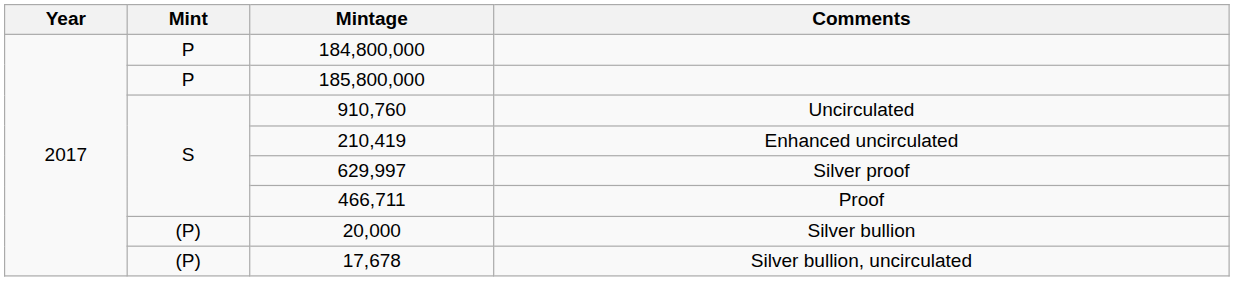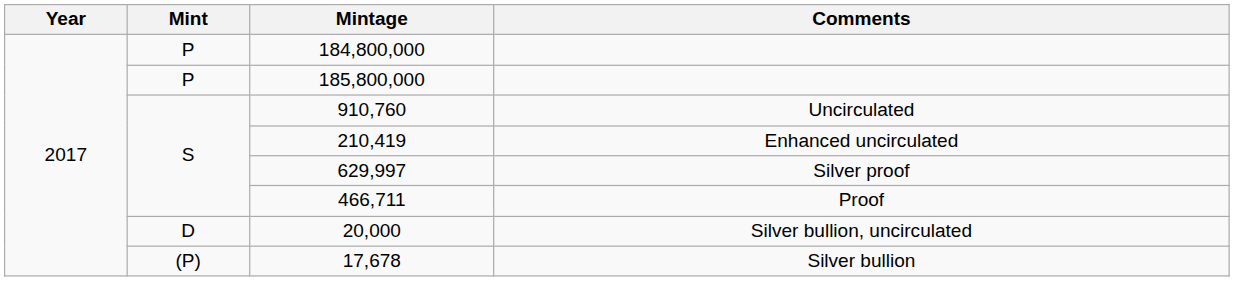(188, 230) (P) -> (188, 230) D
(861, 230) Silver bullion -> (861, 230) Silver bullion, uncirculated
(861, 261) Silver bullion, uncirculated -> (861, 261) Silver bullion
